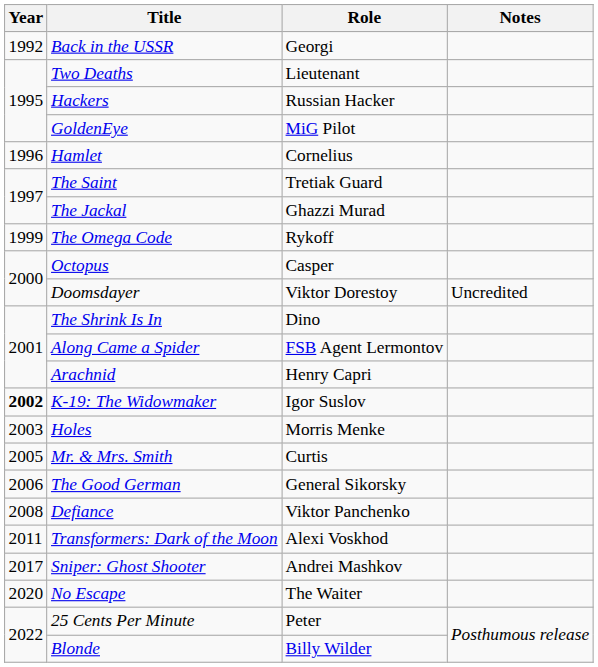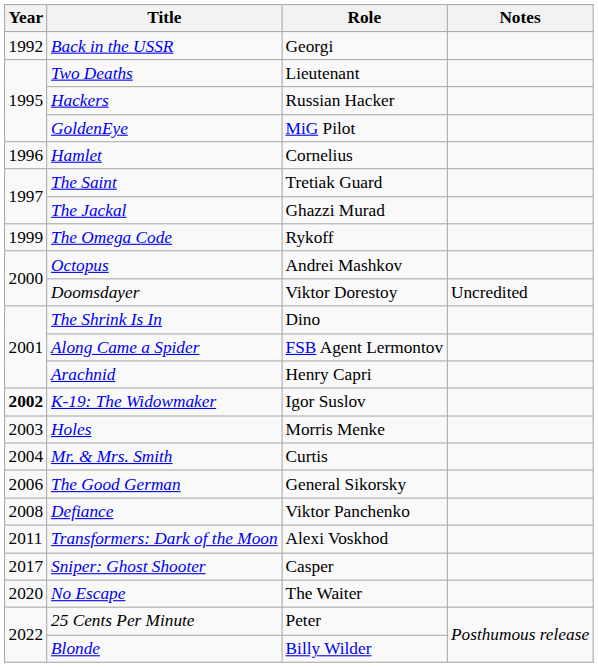(310, 264) Casper -> (344, 264) Andrei Mashkov
(26, 456) 2005 -> (26, 456) 2004
(344, 566) Andrei Mashkov -> (310, 566) Casper
